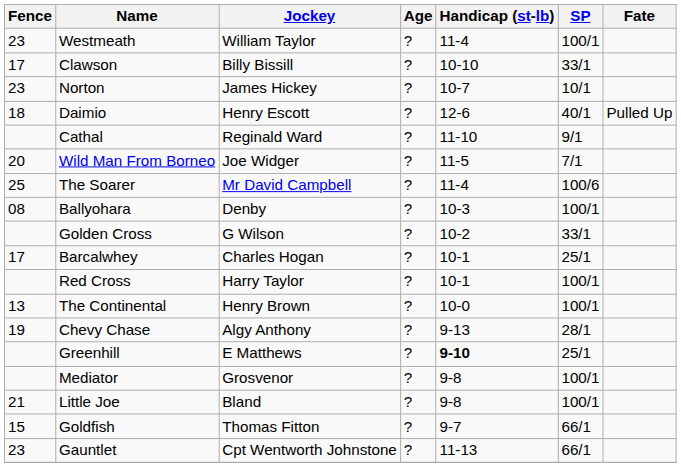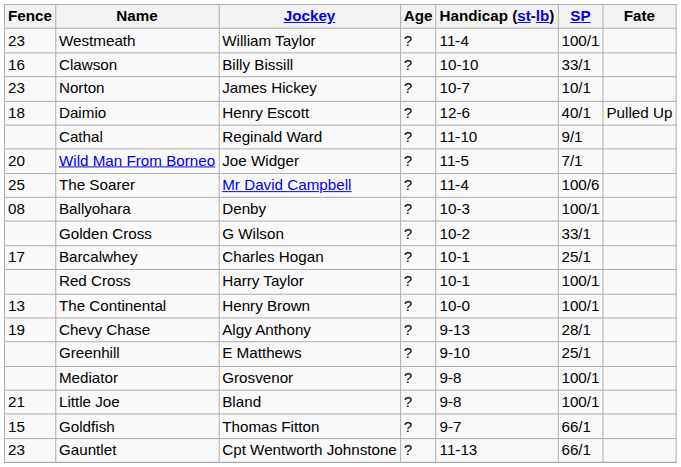(16, 64) 17 -> (16, 64) 16
(455, 354) bold -> (455, 354) normal
